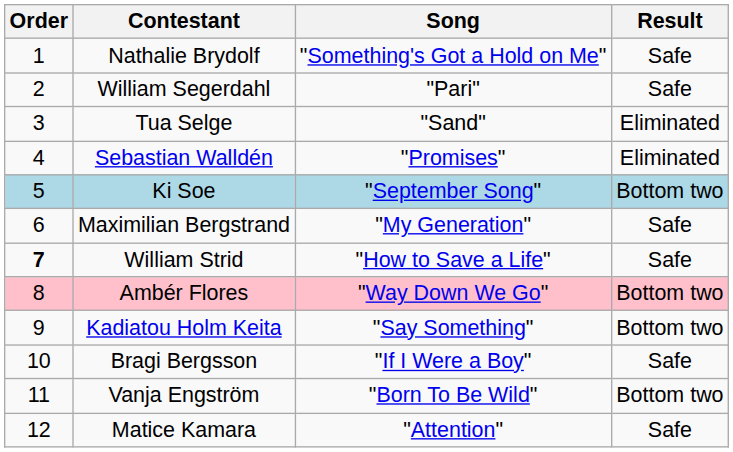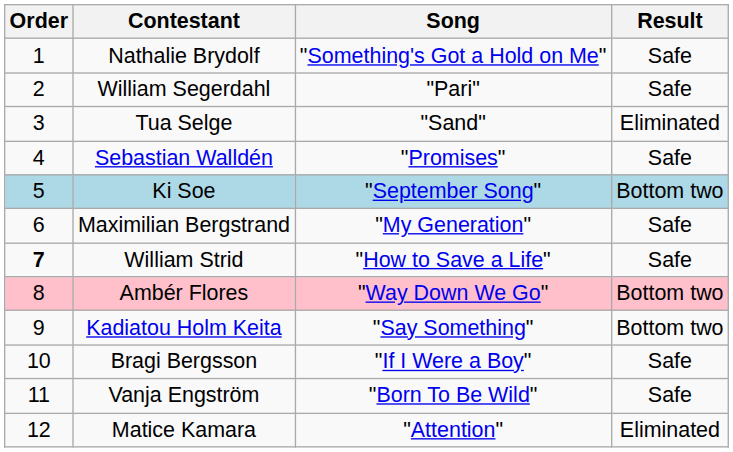(670, 157) Eliminated -> (670, 157) Safe
(670, 395) Bottom two -> (670, 395) Safe
(670, 429) Safe -> (670, 429) Eliminated
